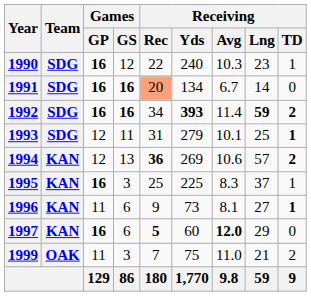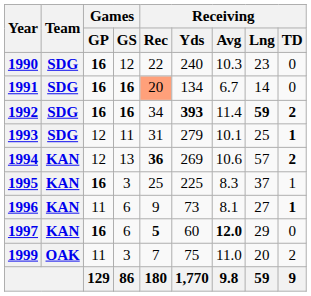(292, 64) 1 -> (292, 64) 0
(262, 254) 21 -> (262, 254) 20
